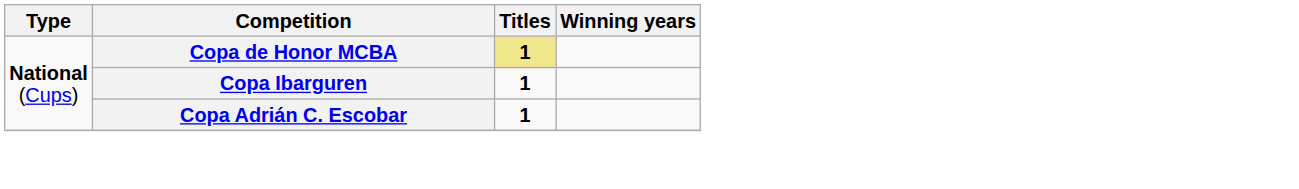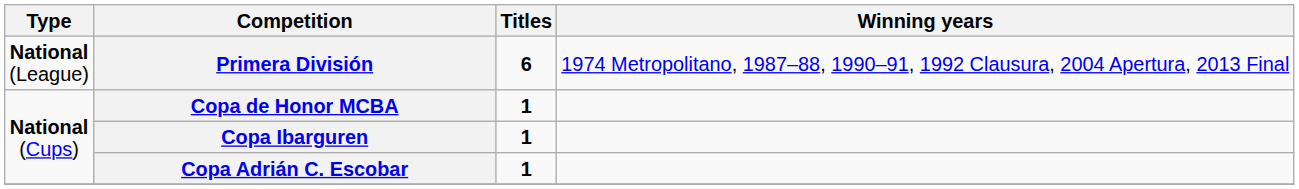+ row: (295, 63)
(525, 52) khaki background -> (526, 106) no background
